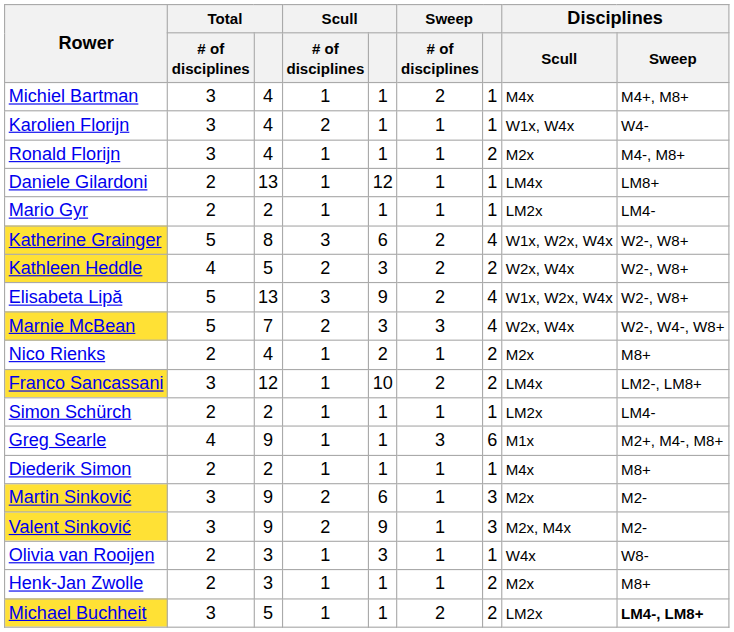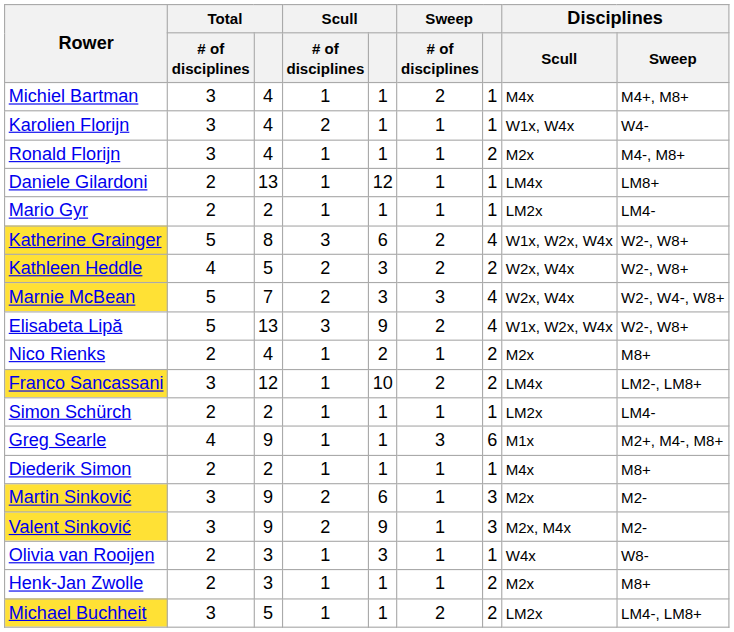rows swapped: (66, 297) <-> (72, 325)
(662, 612) bold -> (661, 613) normal
